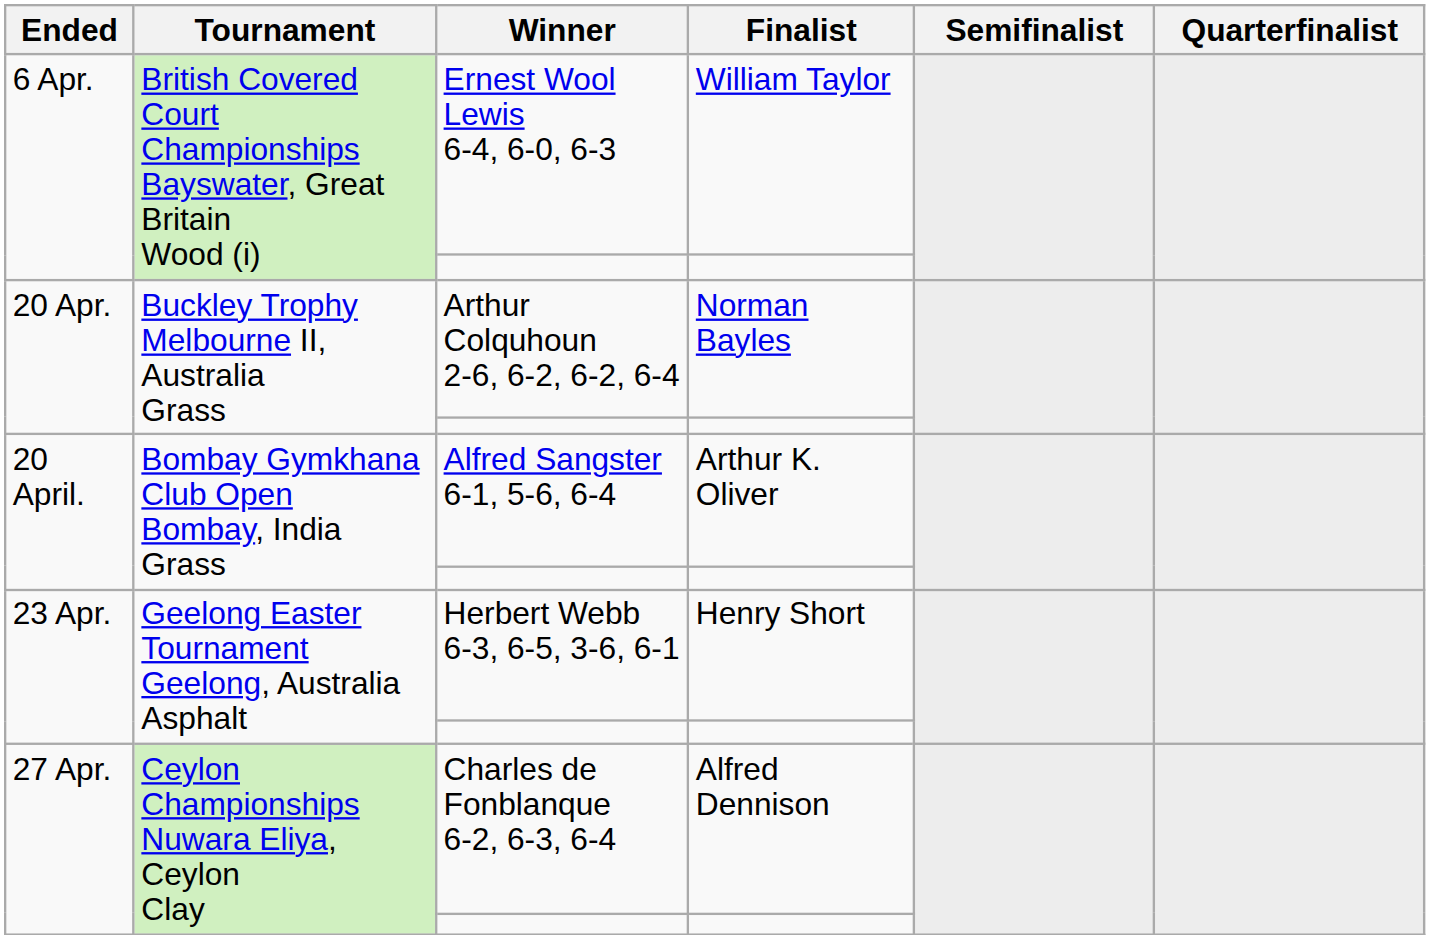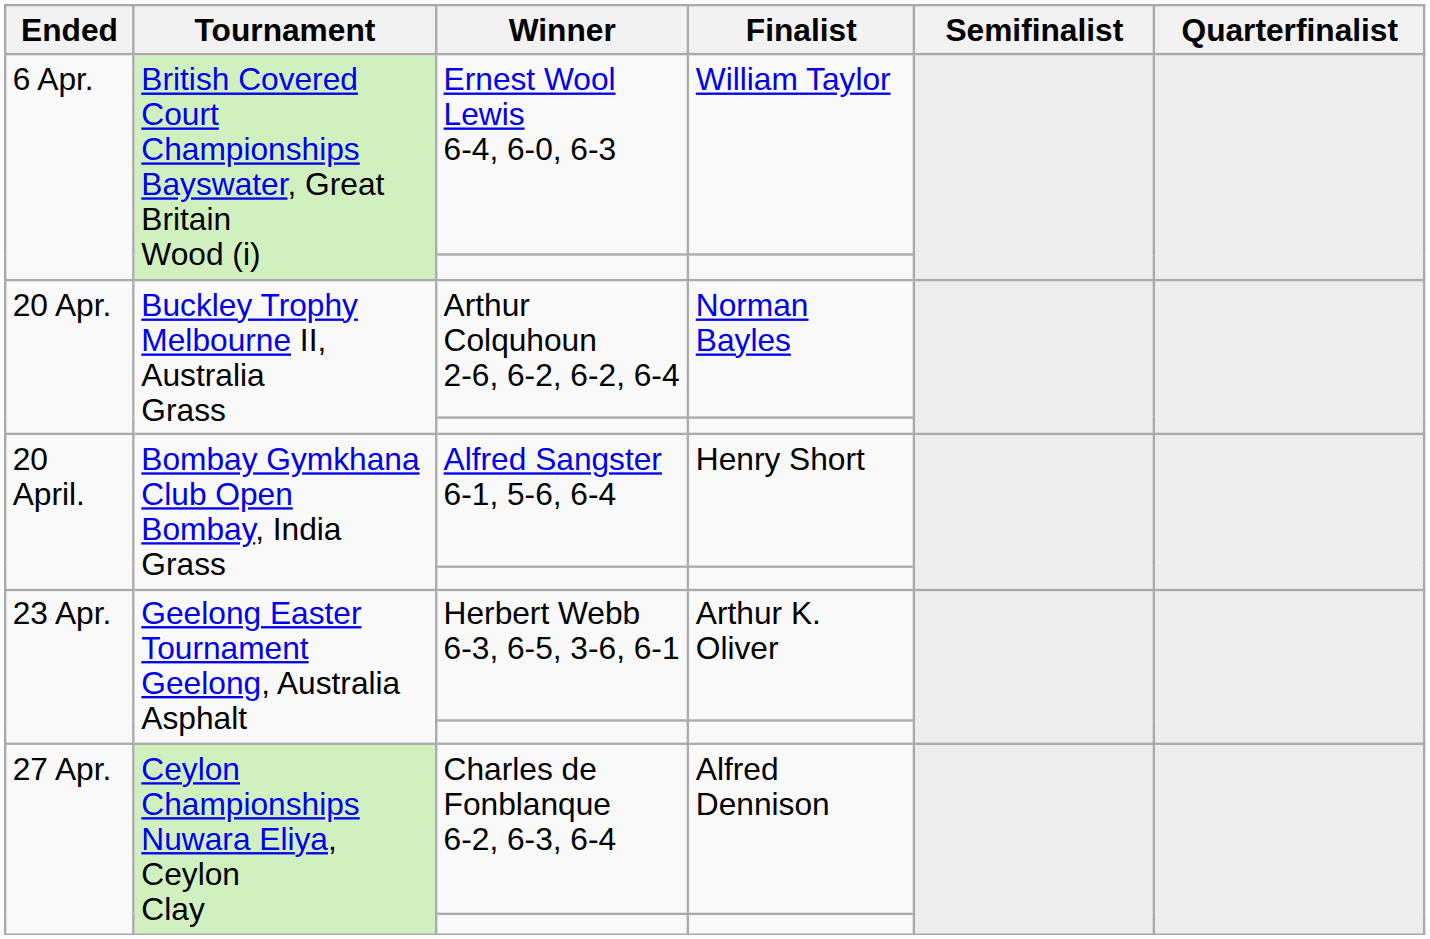(758, 477) Arthur K. Oliver -> (780, 459) Henry Short
(780, 614) Henry Short -> (758, 631) Arthur K. Oliver
